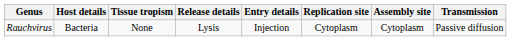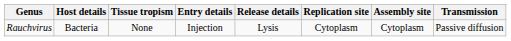columns swapped: (272, 12) <-> (209, 12)
